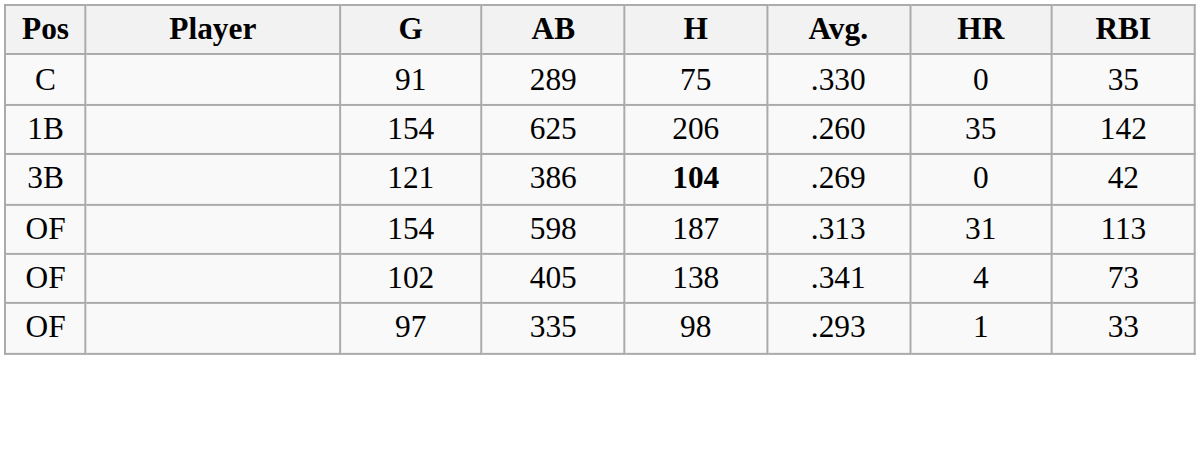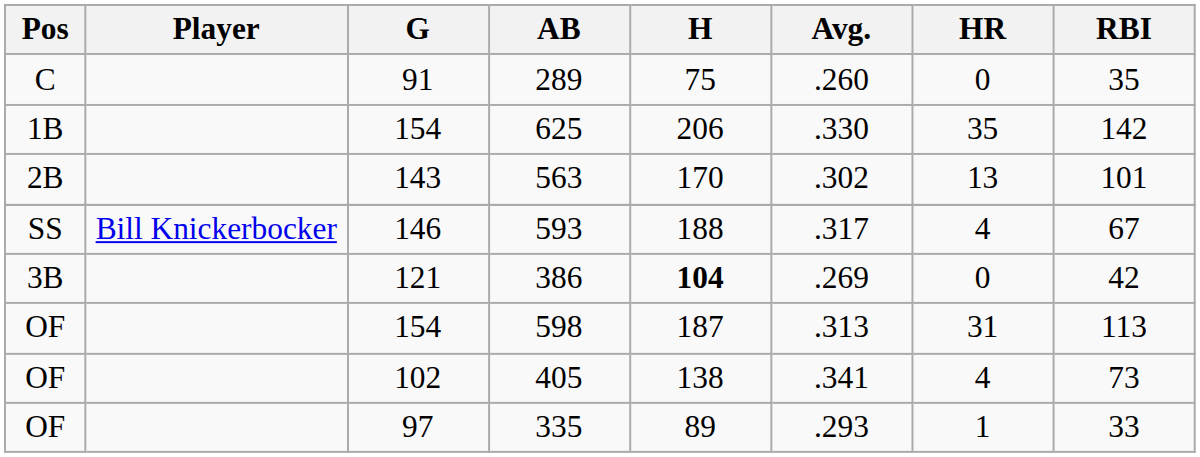(838, 79) .330 -> (841, 79) .260
(838, 128) .260 -> (841, 128) .330
+ row: (559, 178)
+ row: (559, 228)
(696, 327) 98 -> (700, 427) 89
